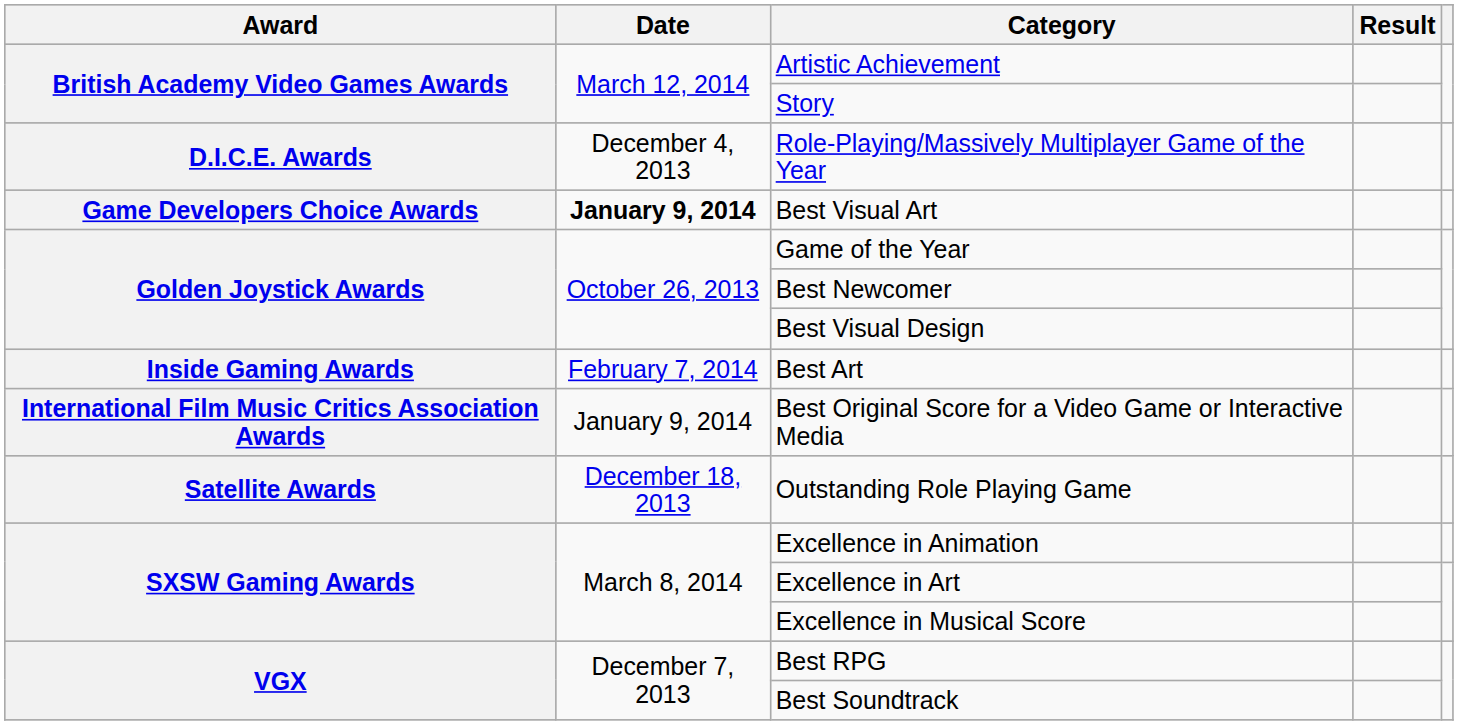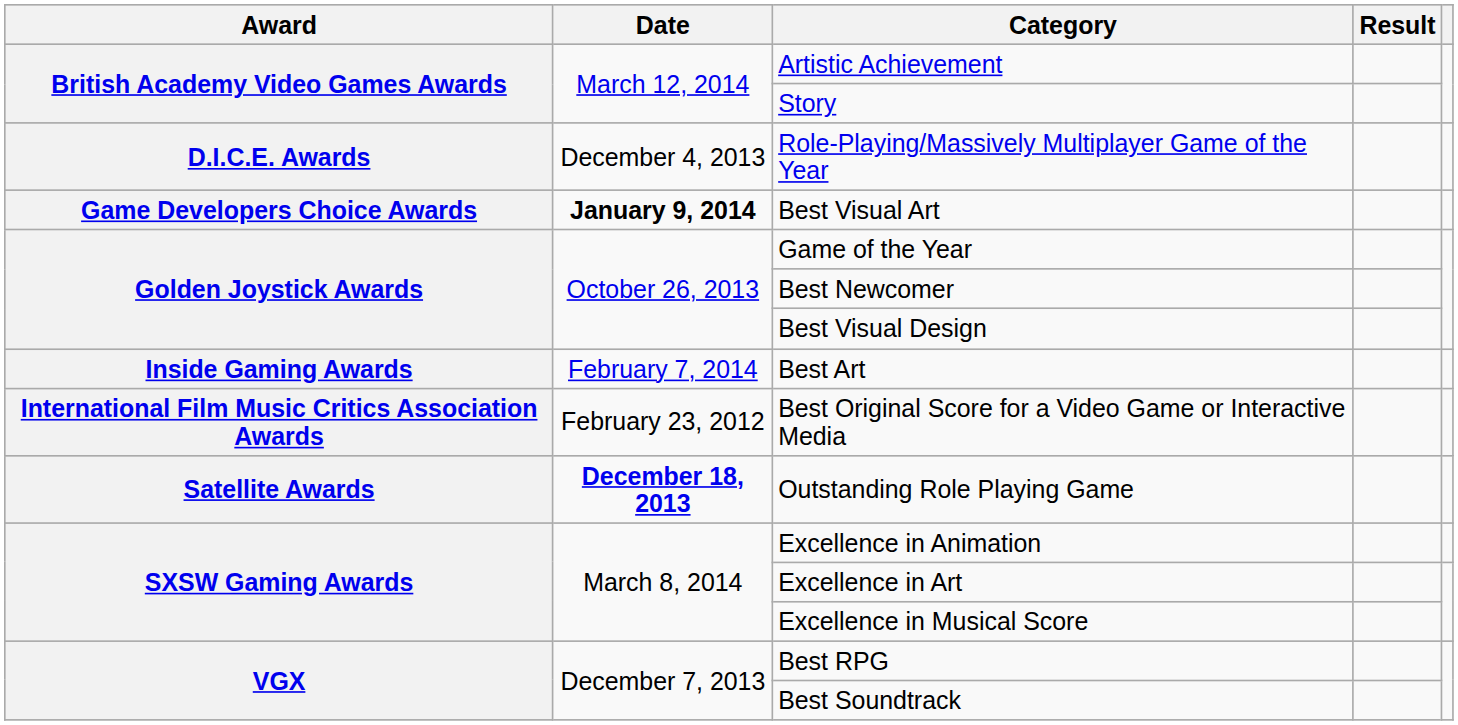(663, 422) January 9, 2014 -> (663, 422) February 23, 2012
(663, 489) normal -> (663, 489) bold
